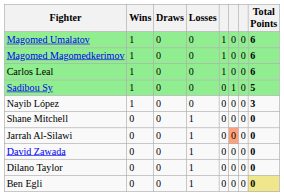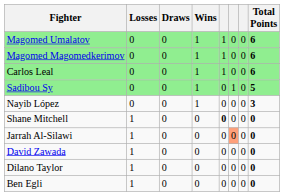columns swapped: (140, 18) <-> (203, 18)
(224, 119) normal -> (224, 119) bold
(253, 183) khaki background -> (253, 183) no background
